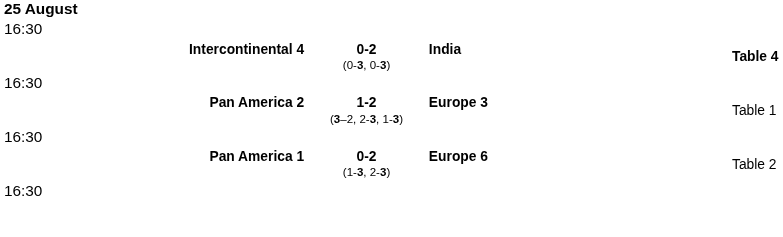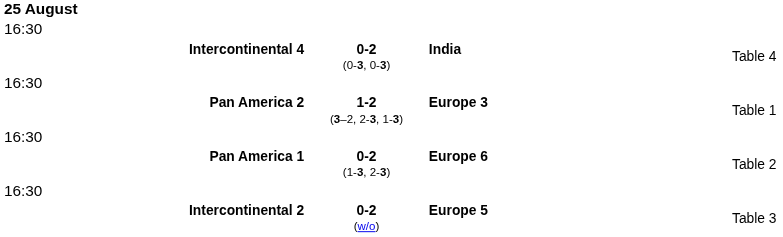(755, 56) bold -> (754, 56) normal
+ row: (247, 210)
